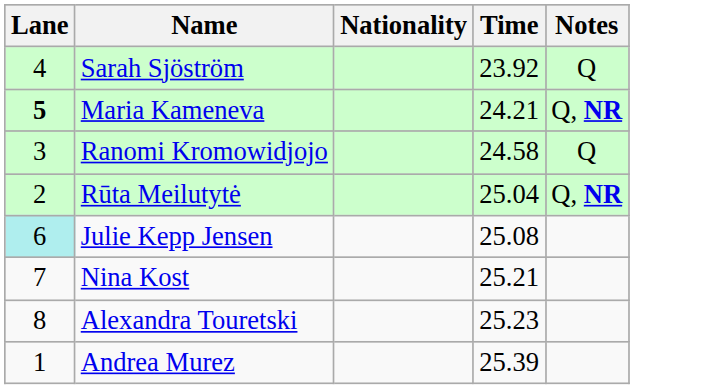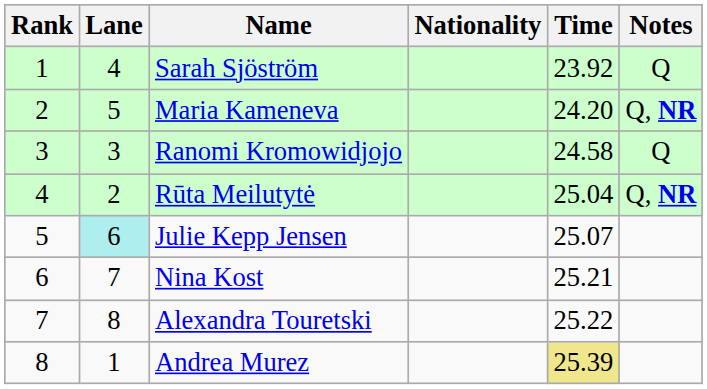+ column: (42, 25)
(40, 109) bold -> (114, 109) normal
(509, 109) 24.21 -> (583, 109) 24.20
(509, 236) 25.08 -> (583, 236) 25.07
(509, 320) 25.23 -> (583, 320) 25.22
(509, 362) no background -> (583, 362) khaki background
